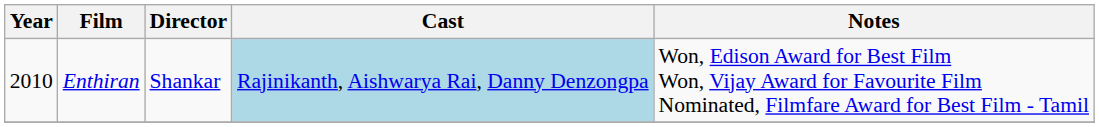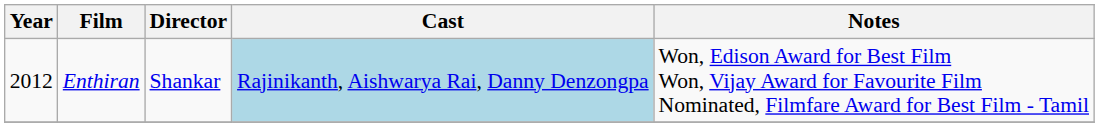(31, 80) 2010 -> (31, 80) 2012
